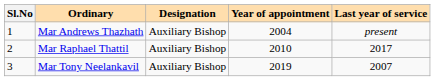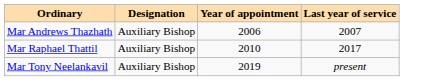- column: (20, 13)
(280, 31) 2004 -> (249, 31) 2006
(381, 31) present -> (350, 31) 2007
(381, 66) 2007 -> (350, 66) present
